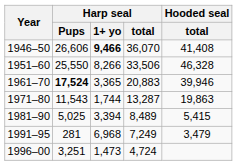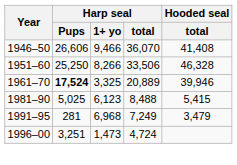(107, 48) bold -> (107, 48) normal
(72, 65) 25,550 -> (72, 65) 25,250
(107, 83) 3,365 -> (107, 83) 3,325
(143, 83) 20,883 -> (143, 83) 20,889
- row: (29, 100)
(107, 117) 3,394 -> (107, 100) 6,123
(143, 117) 8,489 -> (143, 100) 8,488
